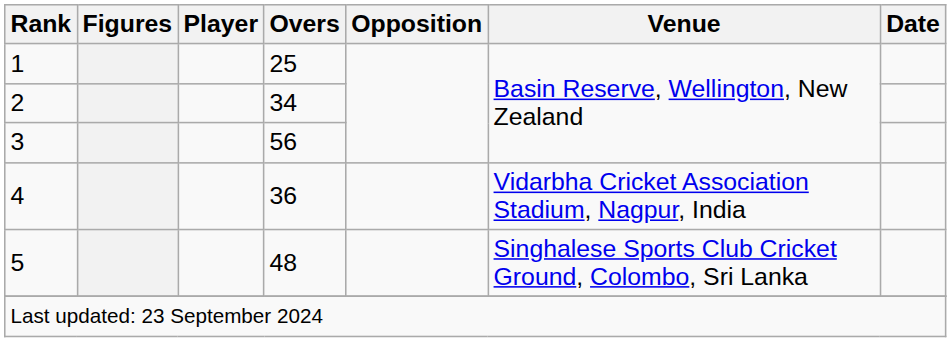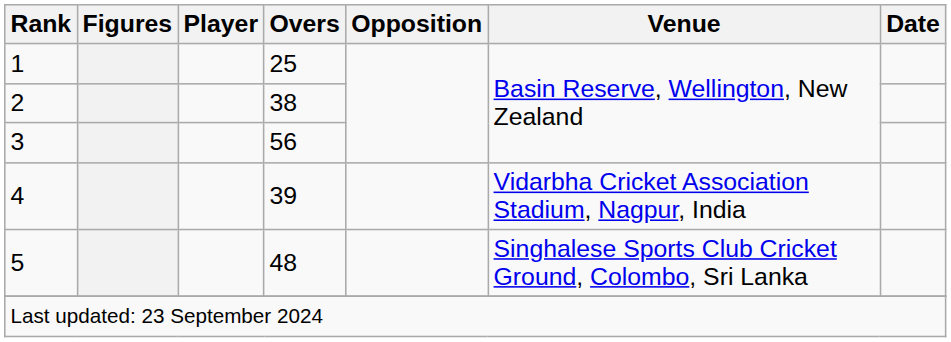(283, 102) 34 -> (283, 102) 38
(283, 195) 36 -> (283, 195) 39
